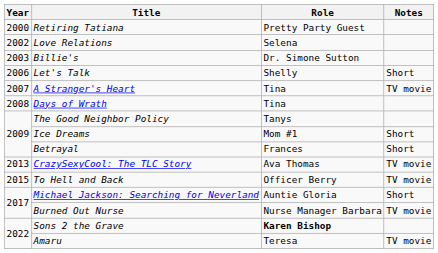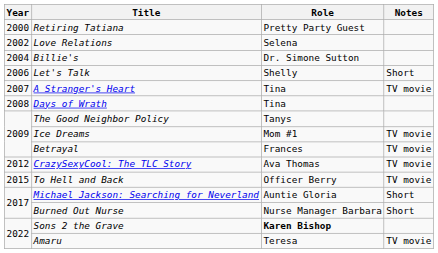(18, 58) 2003 -> (18, 58) 2004
(400, 134) Short -> (409, 134) TV movie
(400, 149) Short -> (409, 149) TV movie
(18, 165) 2013 -> (18, 165) 2012
(409, 210) TV movie -> (400, 210) Short
